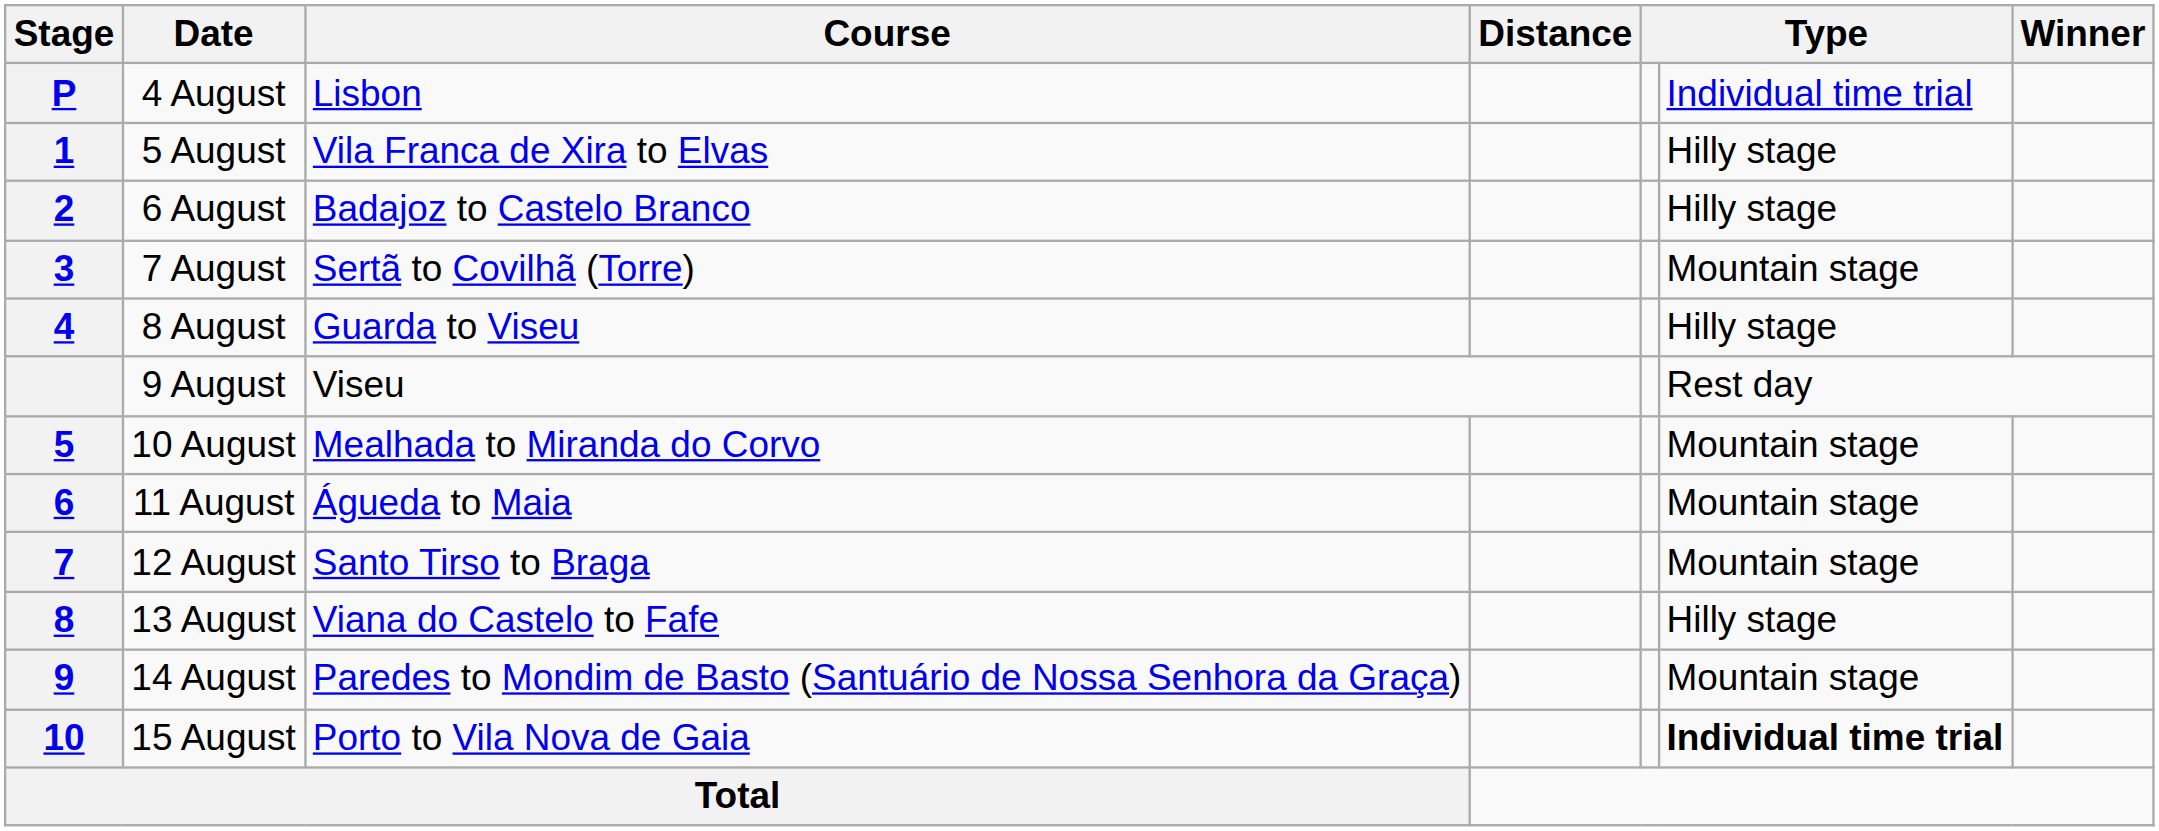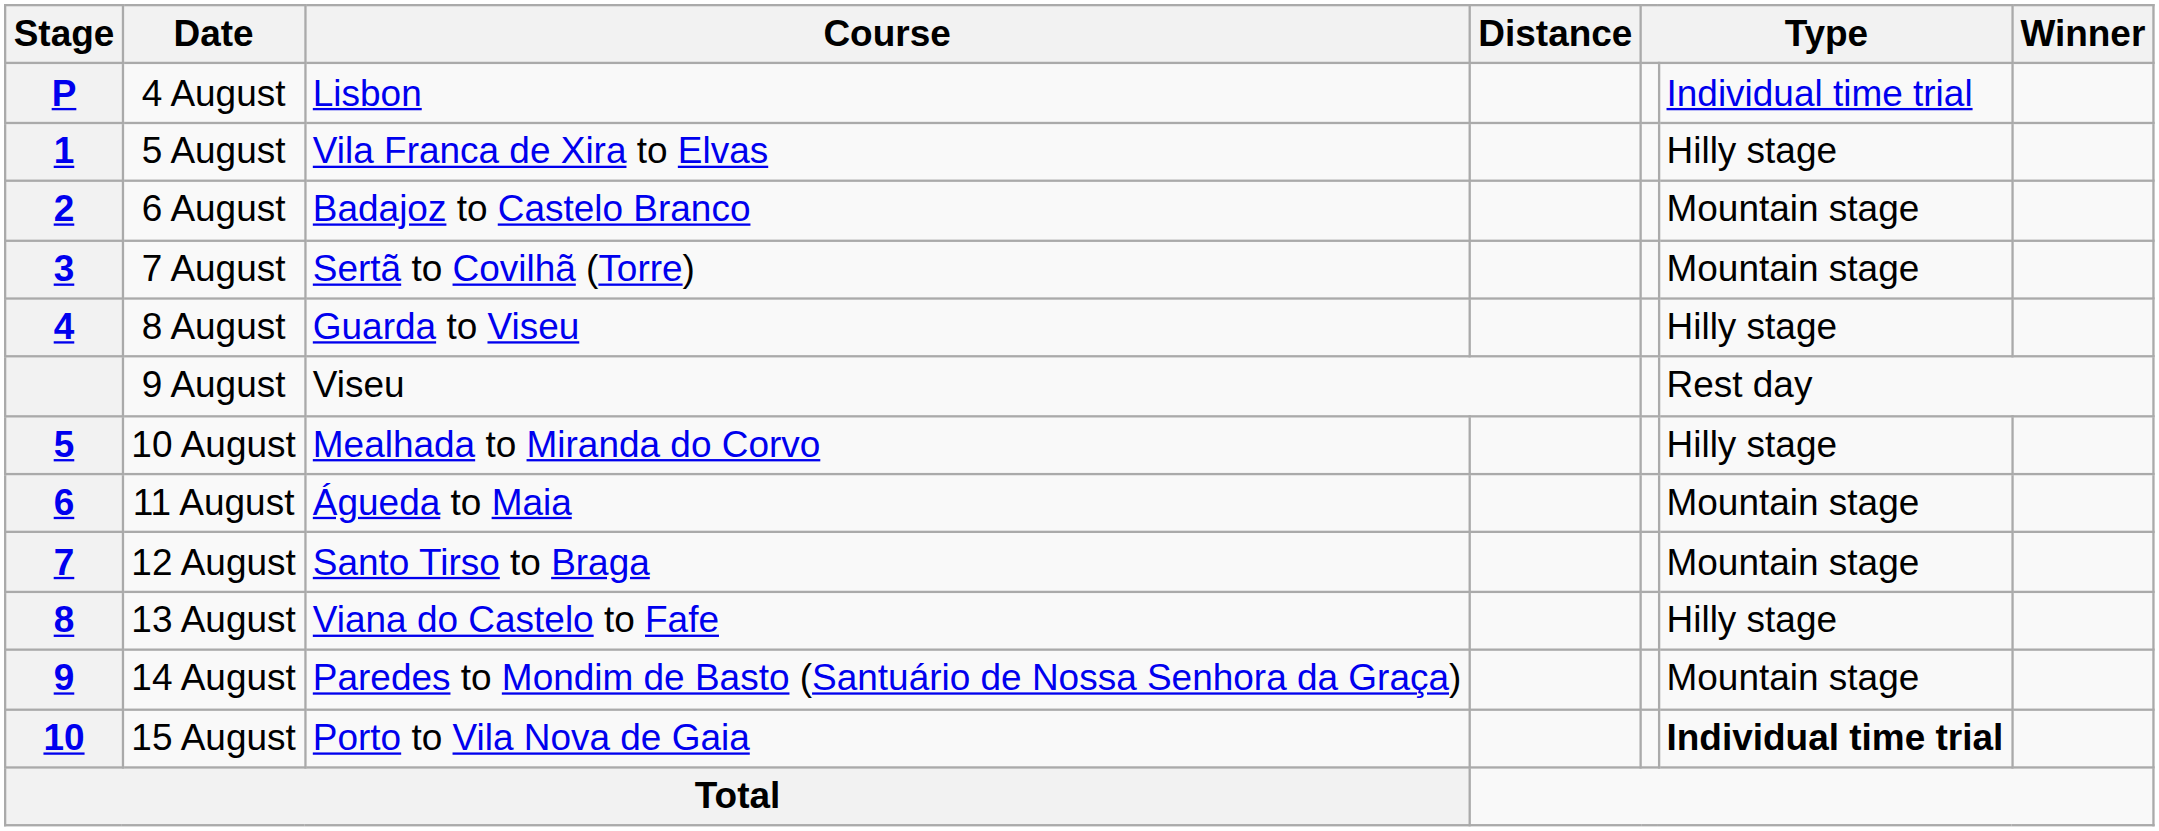(1752, 209) Hilly stage -> (1793, 209) Mountain stage
(1793, 444) Mountain stage -> (1752, 444) Hilly stage
